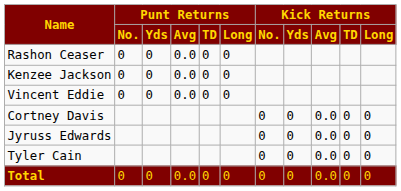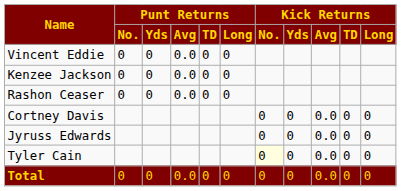rows swapped: (56, 55) <-> (56, 95)
(262, 155) no background -> (262, 155) lightyellow background
